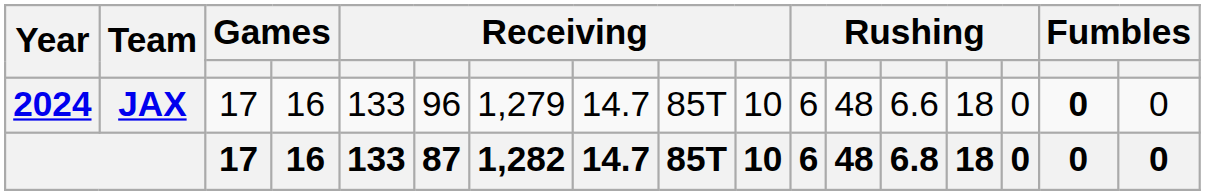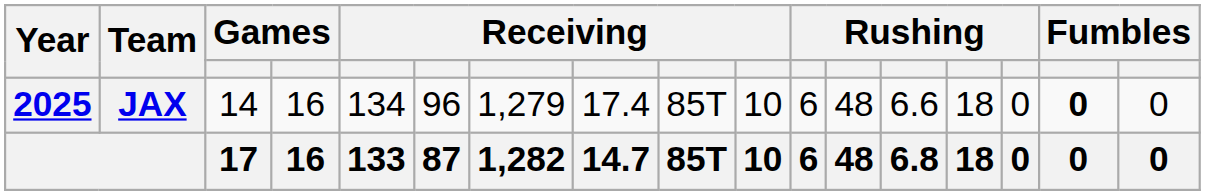(52, 104) 2024 -> (52, 104) 2025
(239, 104) 17 -> (239, 104) 14
(376, 104) 133 -> (376, 104) 134
(616, 104) 14.7 -> (616, 104) 17.4
